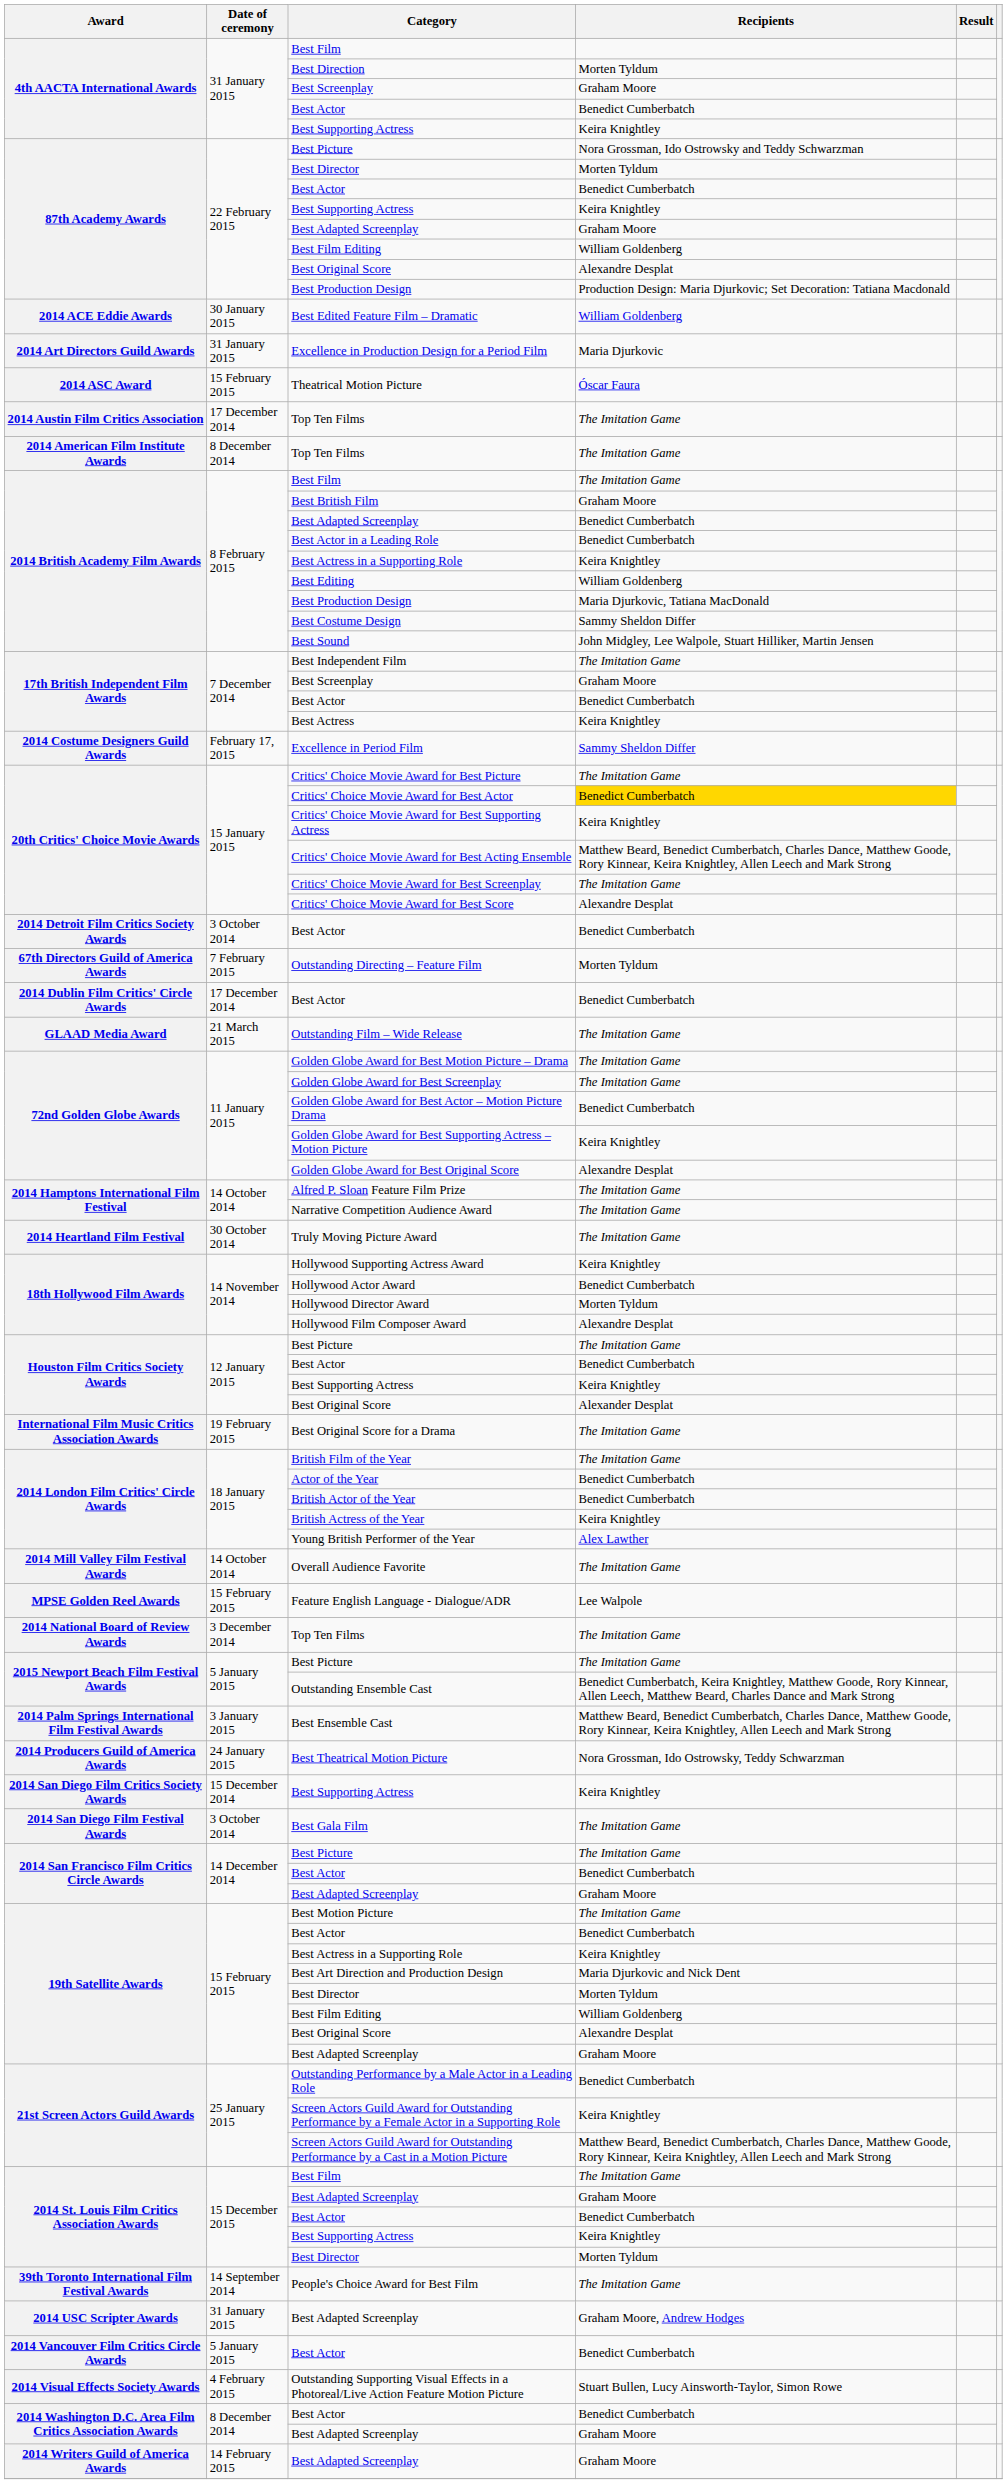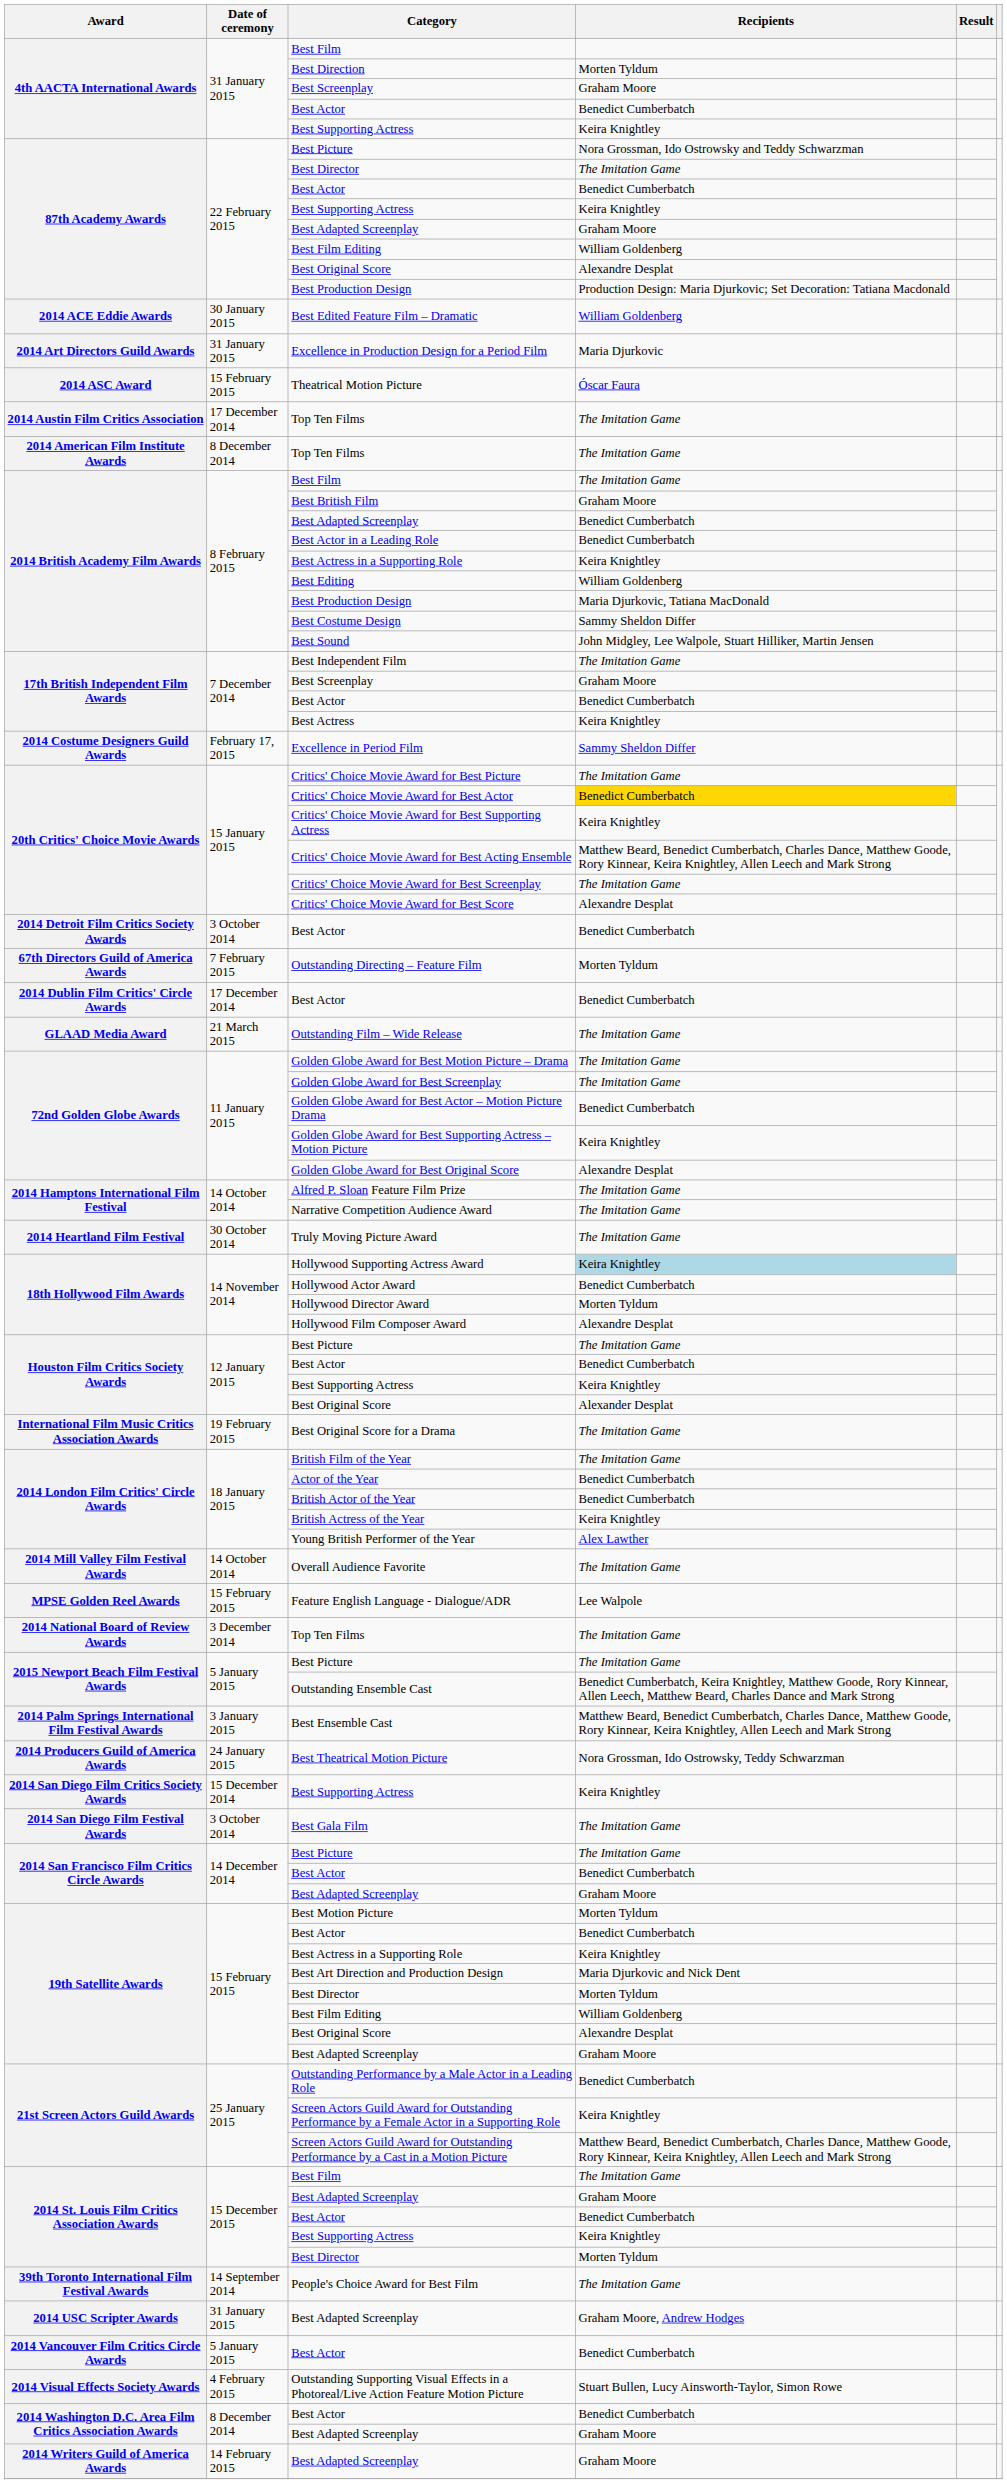(618, 169) Morten Tyldum -> (629, 169) The Imitation Game
(619, 1264) no background -> (619, 1264) lightblue background
(629, 1913) The Imitation Game -> (618, 1913) Morten Tyldum
